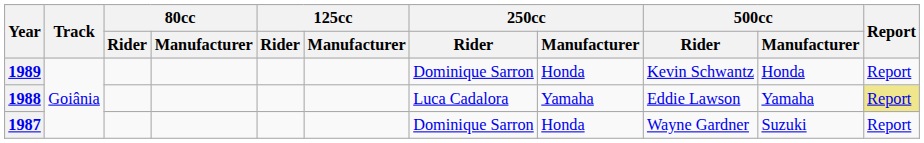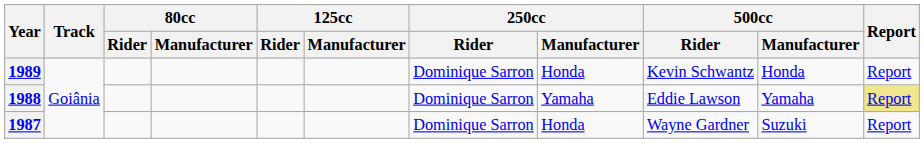(461, 98) Luca Cadalora -> (473, 98) Dominique Sarron
